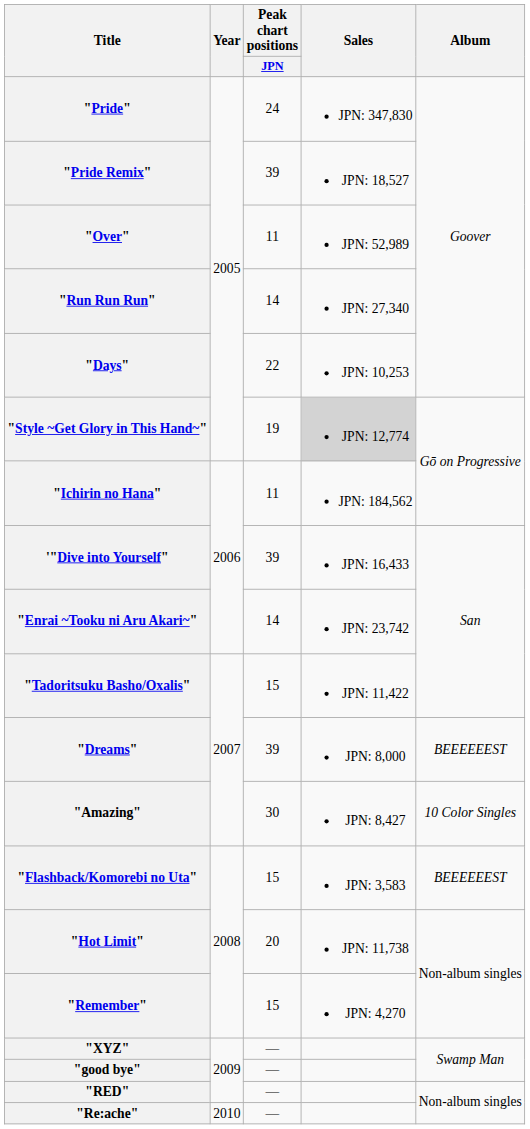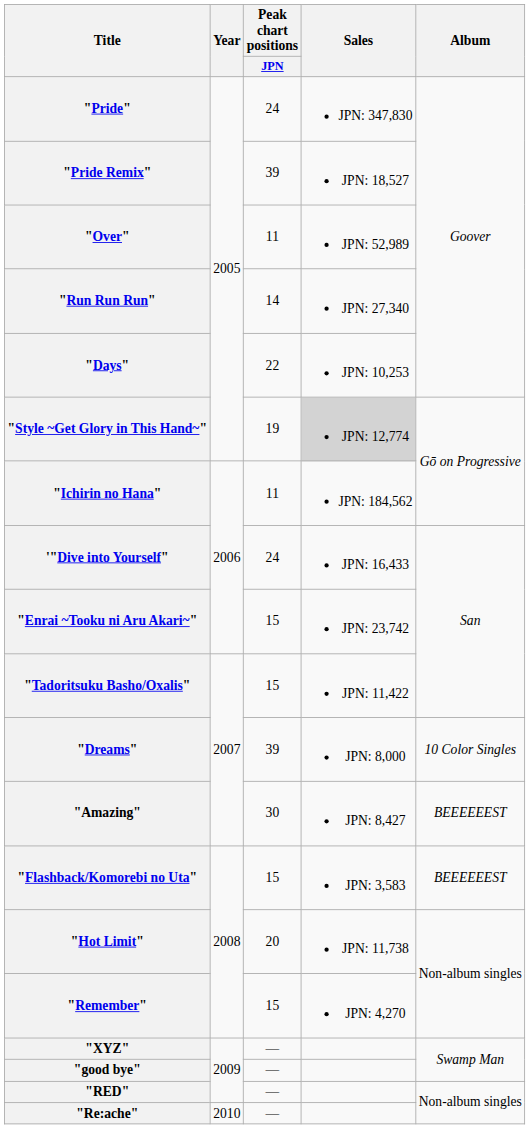(272, 557) 39 -> (272, 557) 24
(272, 621) 14 -> (272, 621) 15
(470, 749) BEEEEEEST -> (470, 749) 10 Color Singles
(470, 813) 10 Color Singles -> (470, 813) BEEEEEEST
